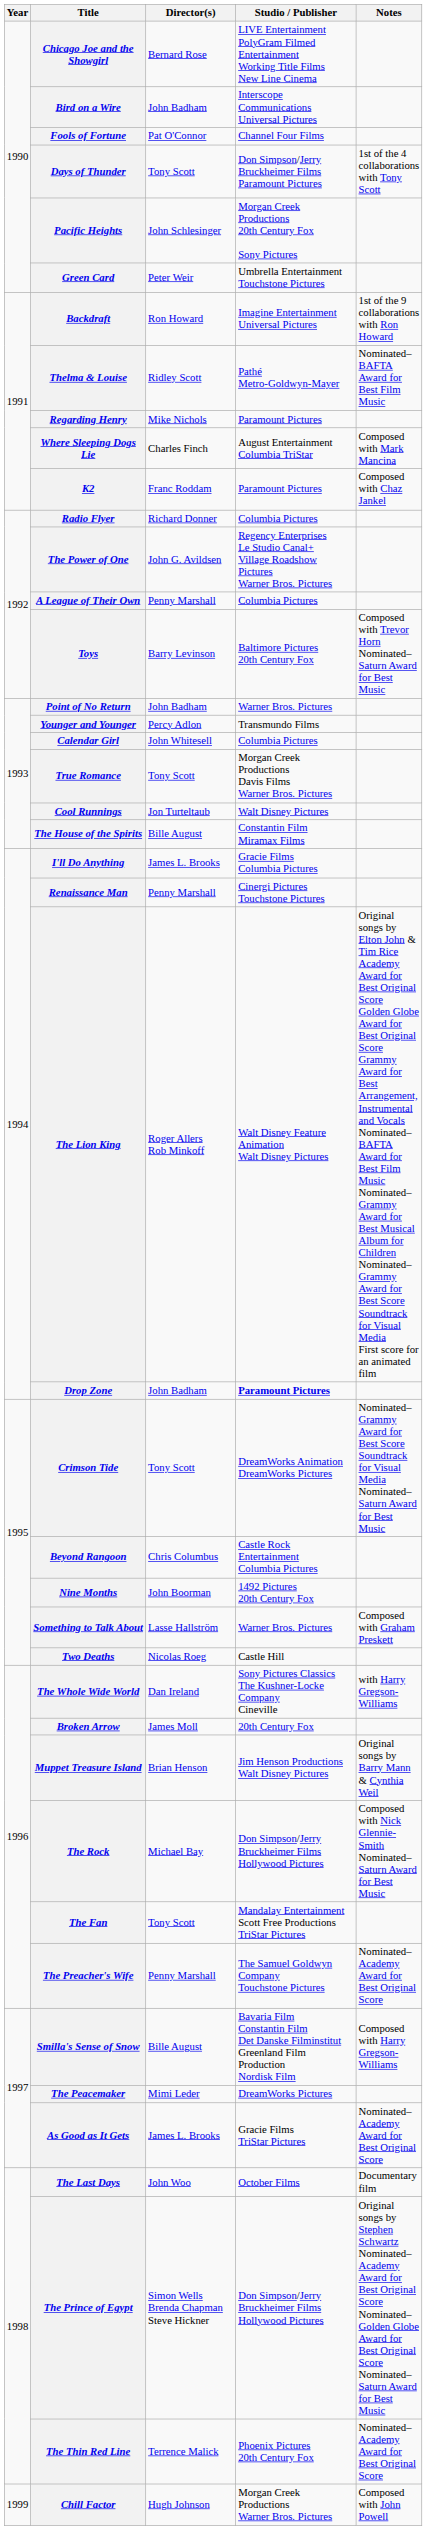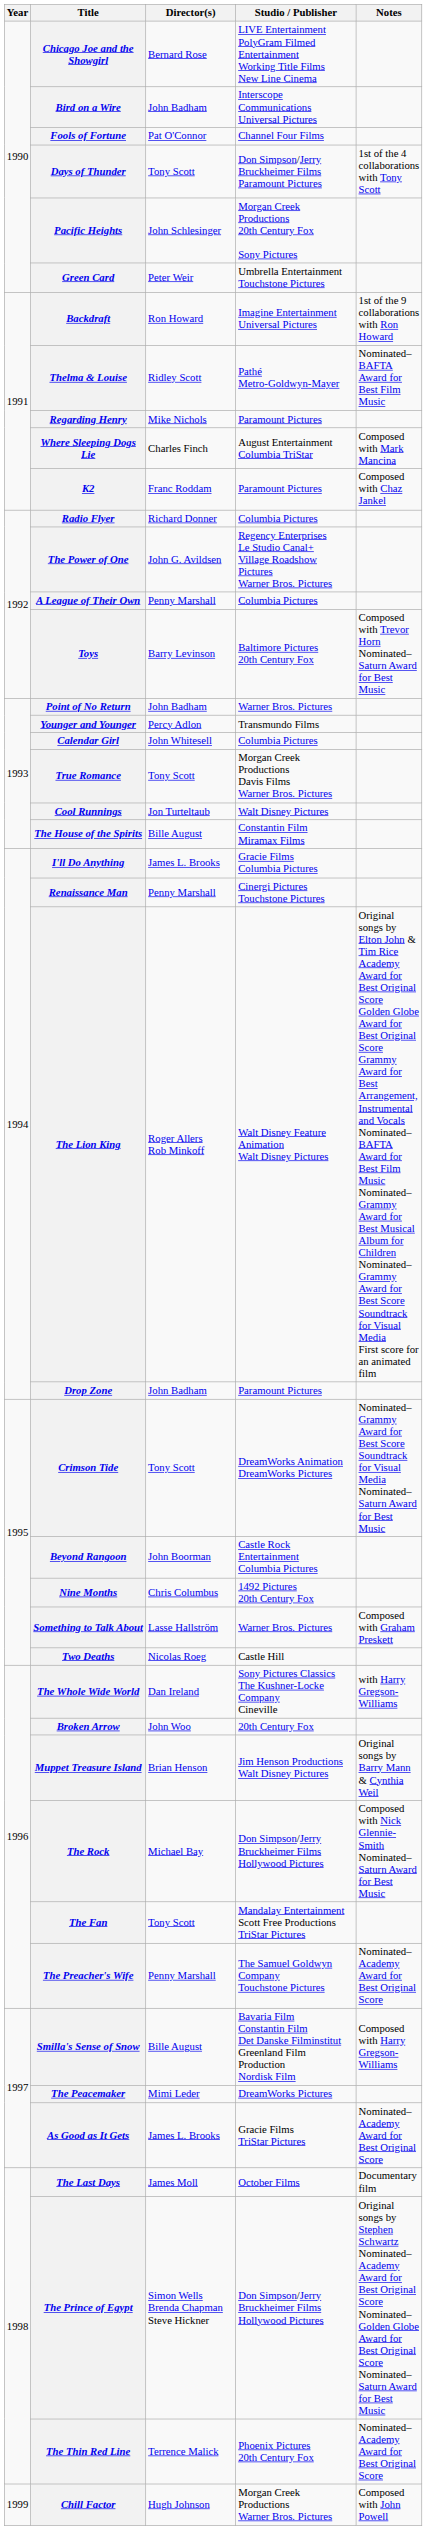(284, 1390) bold -> (280, 1390) normal
(183, 1557) Chris Columbus -> (180, 1557) John Boorman
(180, 1592) John Boorman -> (183, 1592) Chris Columbus
(173, 1726) James Moll -> (169, 1726) John Woo
(169, 2182) John Woo -> (173, 2182) James Moll
